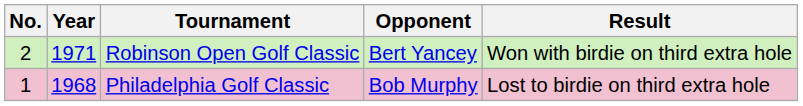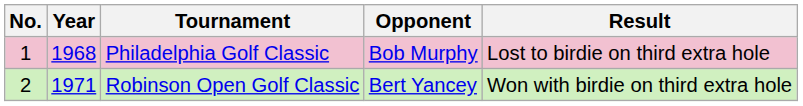rows swapped: (217, 85) <-> (233, 53)
